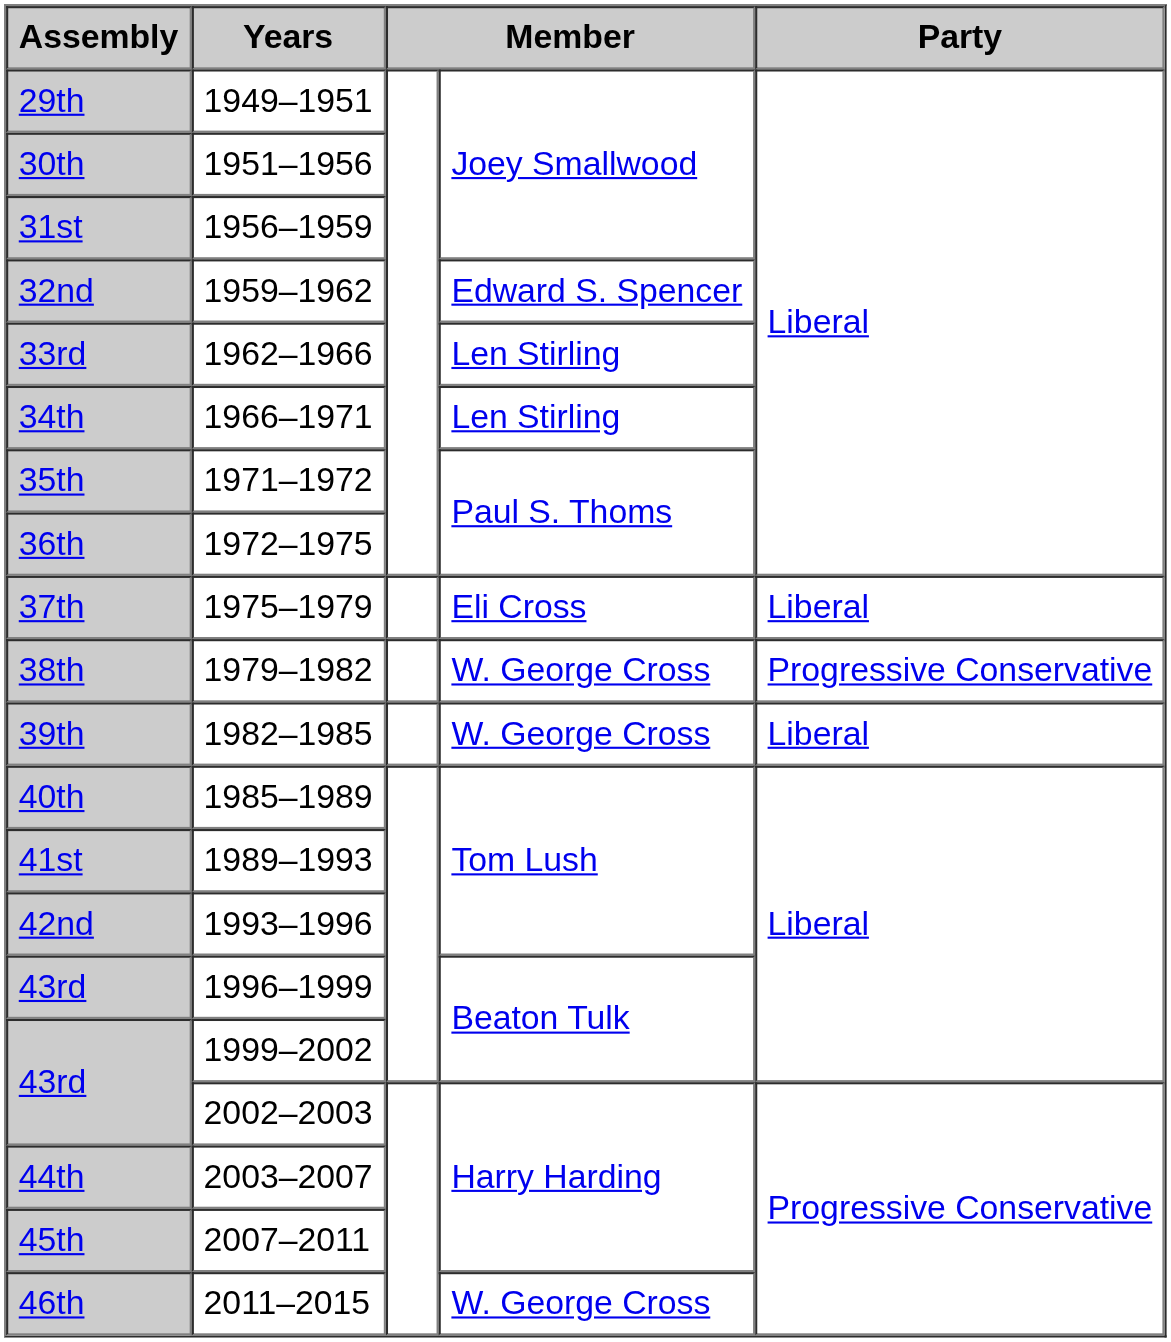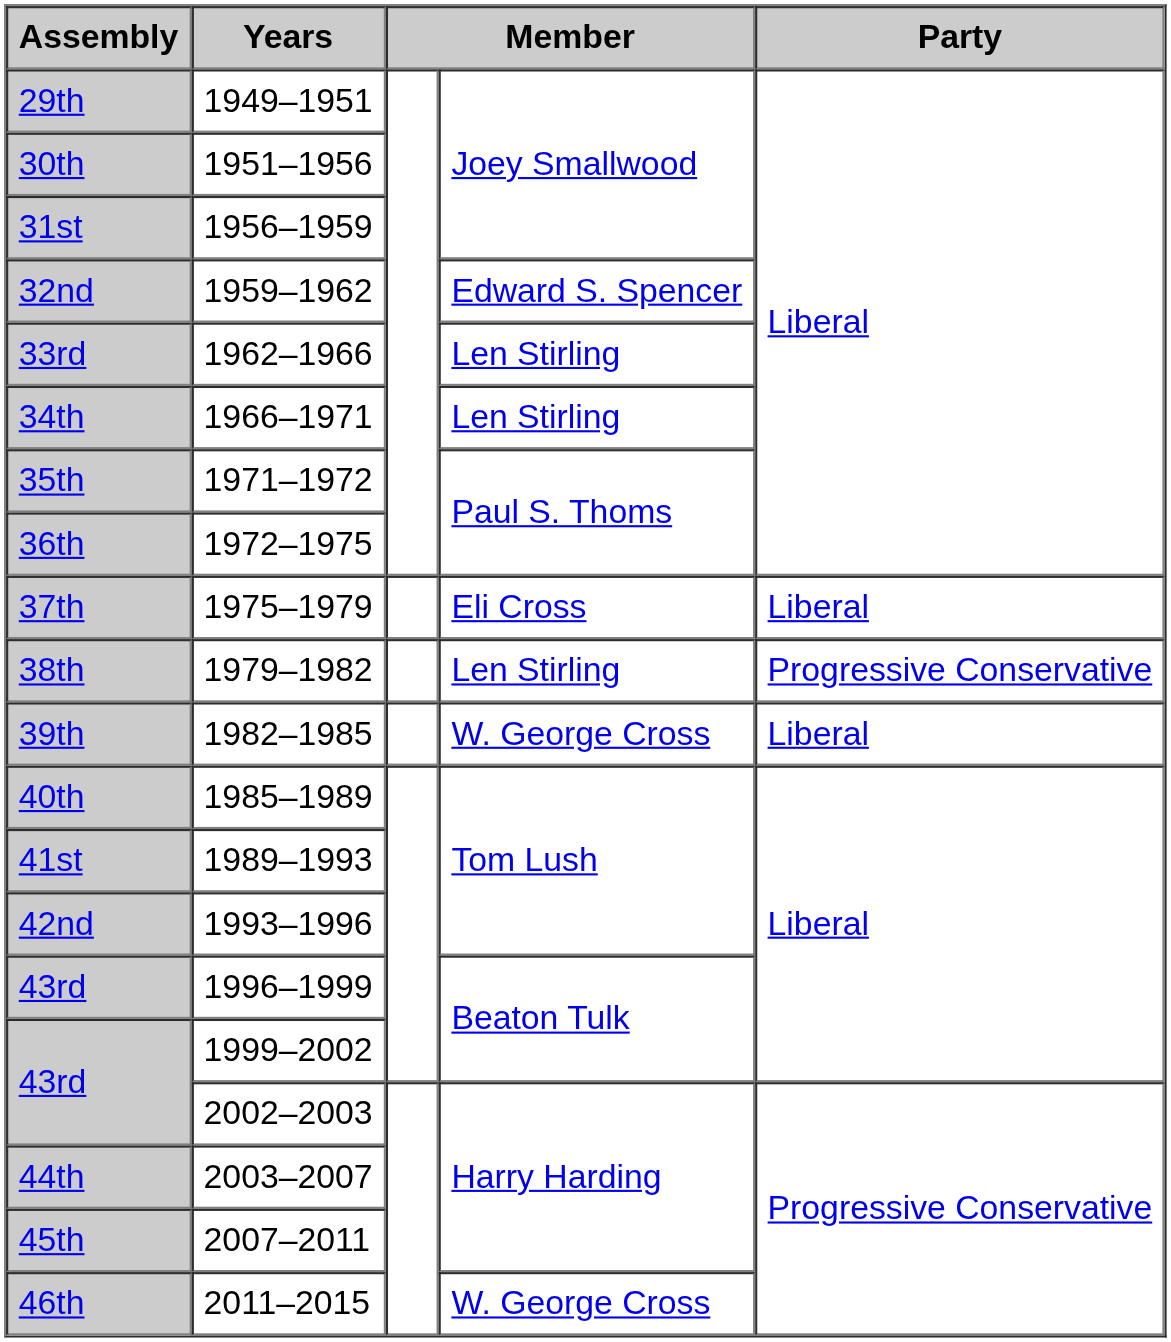(581, 670) W. George Cross -> (536, 670) Len Stirling
